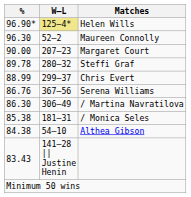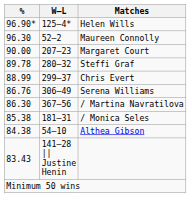(56, 24) khaki background -> (56, 24) no background
(56, 91) 367–56 -> (56, 91) 306–49
(56, 104) 306–49 -> (56, 104) 367–56
